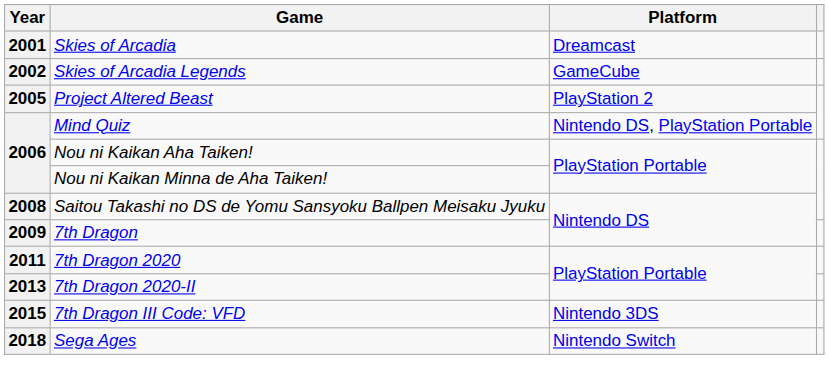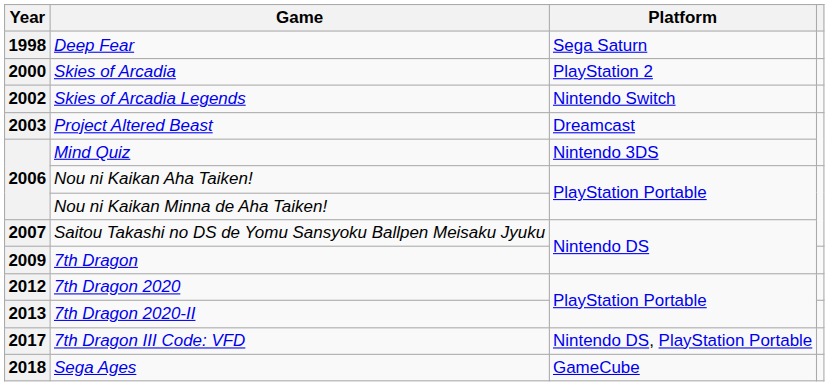+ row: (94, 44)
(27, 44) 2001 -> (27, 71) 2000
(594, 44) Dreamcast -> (603, 71) PlayStation 2
(596, 71) GameCube -> (614, 98) Nintendo Switch
(27, 98) 2005 -> (27, 125) 2003
(603, 98) PlayStation 2 -> (594, 125) Dreamcast
(683, 125) Nintendo DS, PlayStation Portable -> (606, 152) Nintendo 3DS
(27, 206) 2008 -> (27, 233) 2007
(27, 260) 2011 -> (27, 286) 2012
(27, 313) 2015 -> (27, 340) 2017
(606, 313) Nintendo 3DS -> (683, 340) Nintendo DS, PlayStation Portable
(614, 340) Nintendo Switch -> (596, 367) GameCube
